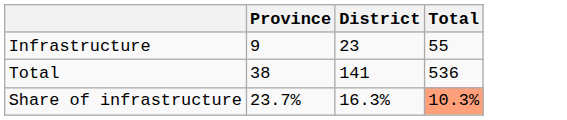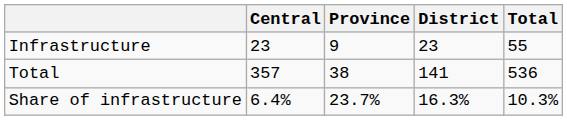+ column: (285, 18)
(454, 101) lightsalmon background -> (533, 101) no background
